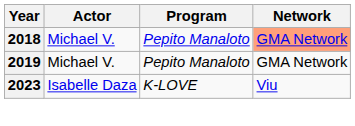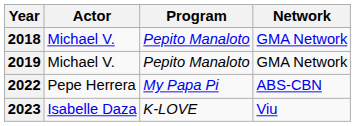(302, 39) lightsalmon background -> (302, 39) no background
+ row: (24, 86)
